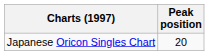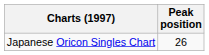(181, 42) 20 -> (181, 42) 26
